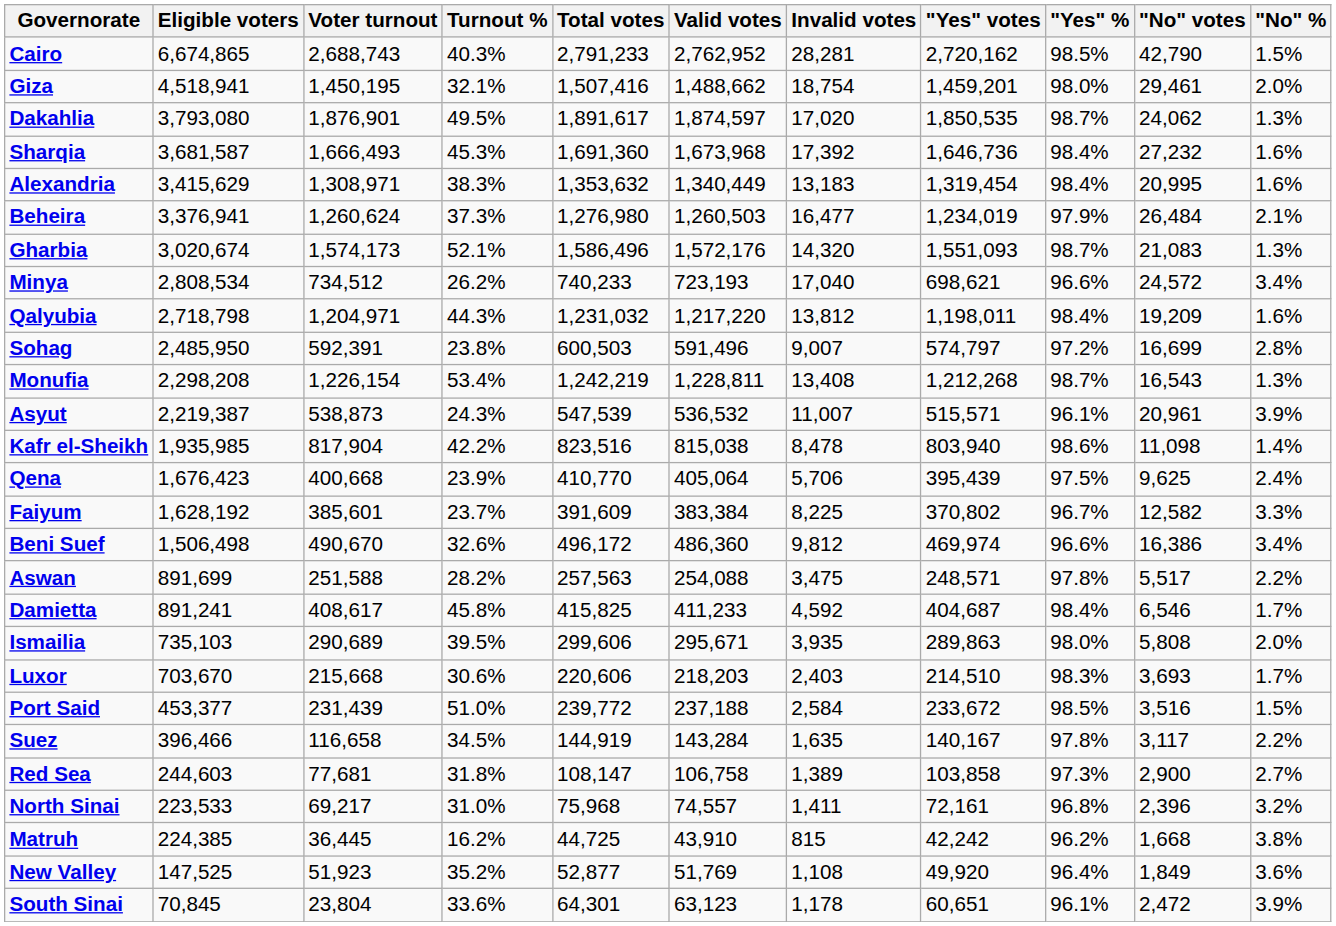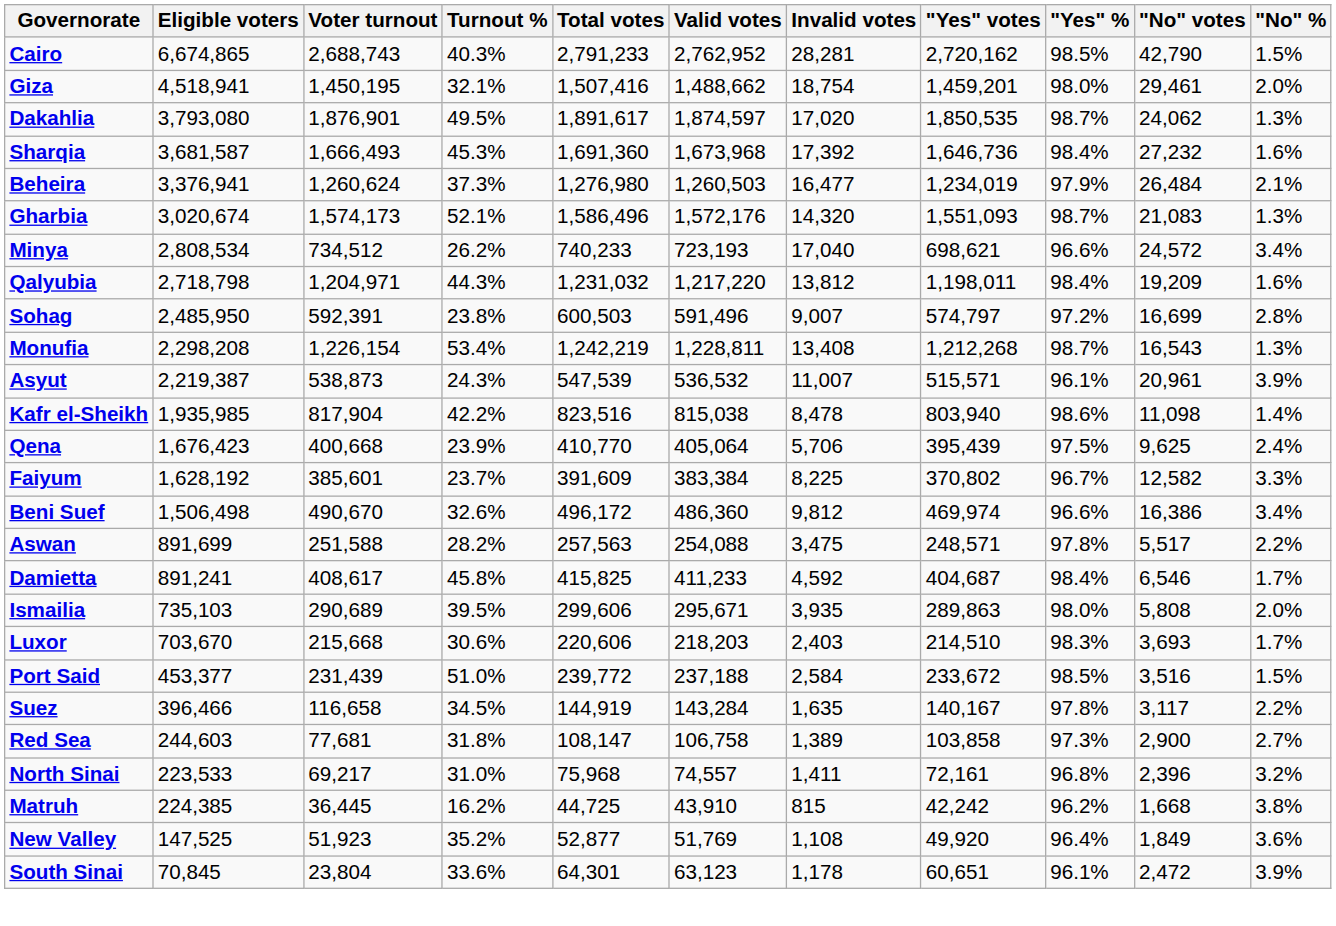- row: (62, 184)
